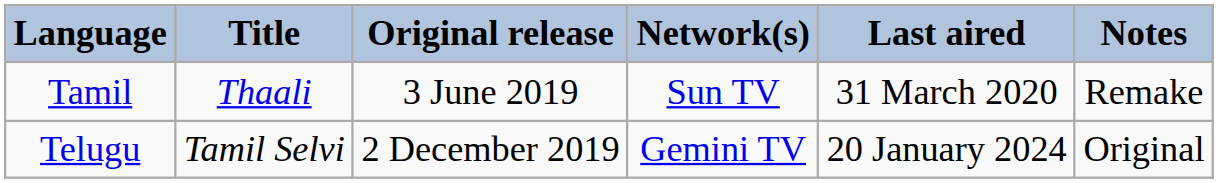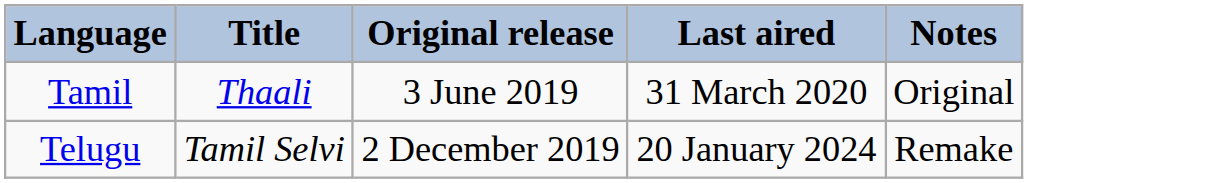- column: (723, 33)
(1144, 90) Remake -> (954, 90) Original
(1144, 148) Original -> (954, 148) Remake
